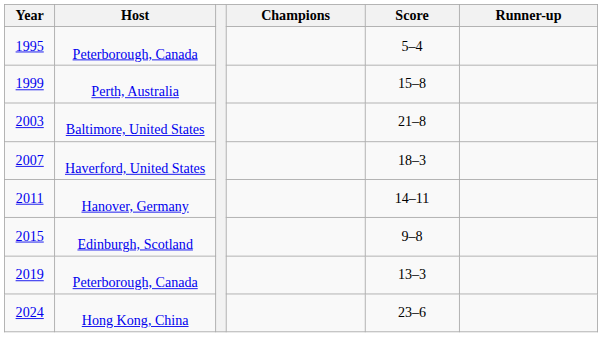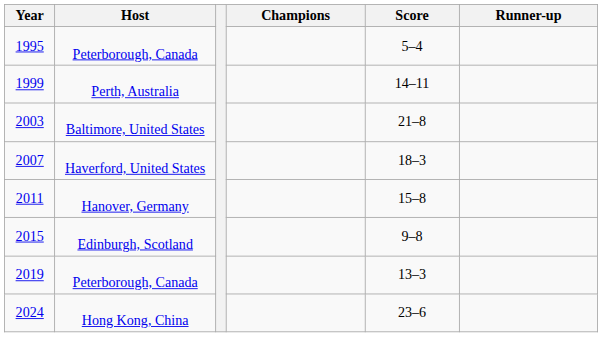(412, 84) 15–8 -> (412, 84) 14–11
(412, 198) 14–11 -> (412, 198) 15–8
